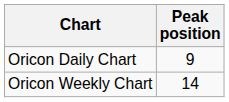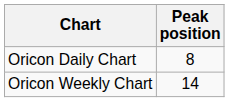(190, 59) 9 -> (190, 59) 8
